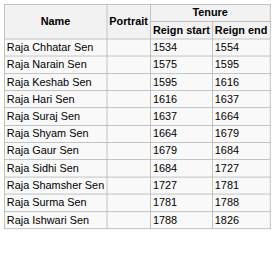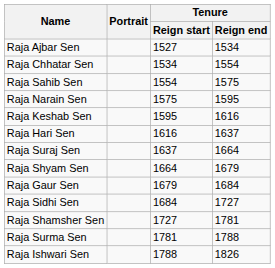+ row: (43, 47)
+ row: (45, 82)
